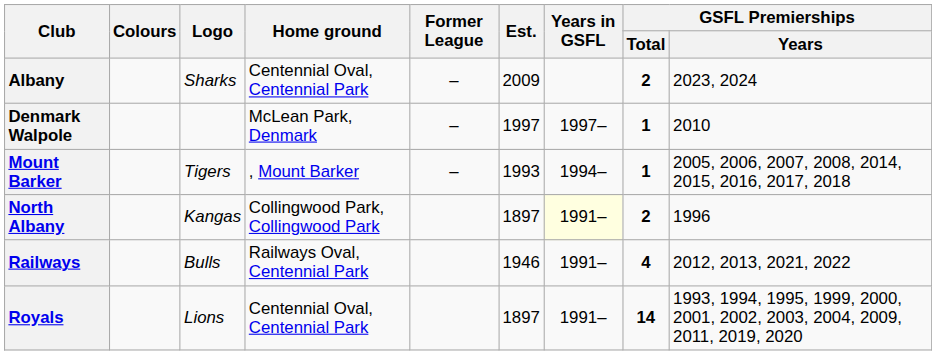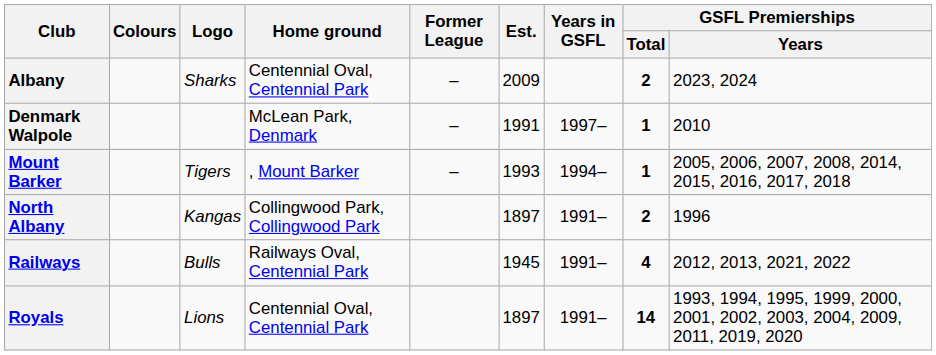(521, 126) 1997 -> (521, 126) 1991
(583, 217) lightyellow background -> (583, 217) no background
(521, 262) 1946 -> (521, 262) 1945
